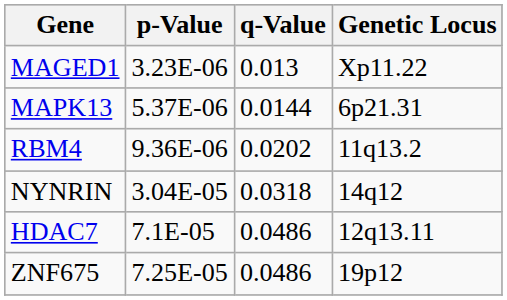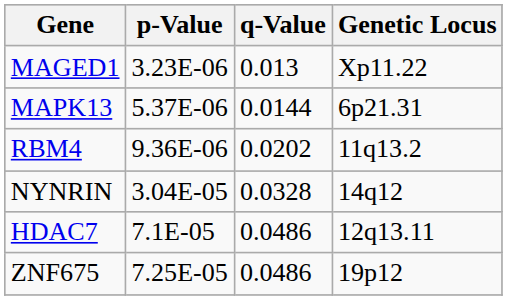(276, 190) 0.0318 -> (276, 190) 0.0328
